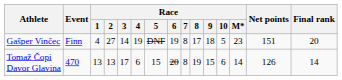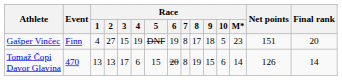(124, 42) 14 -> (124, 42) 15
